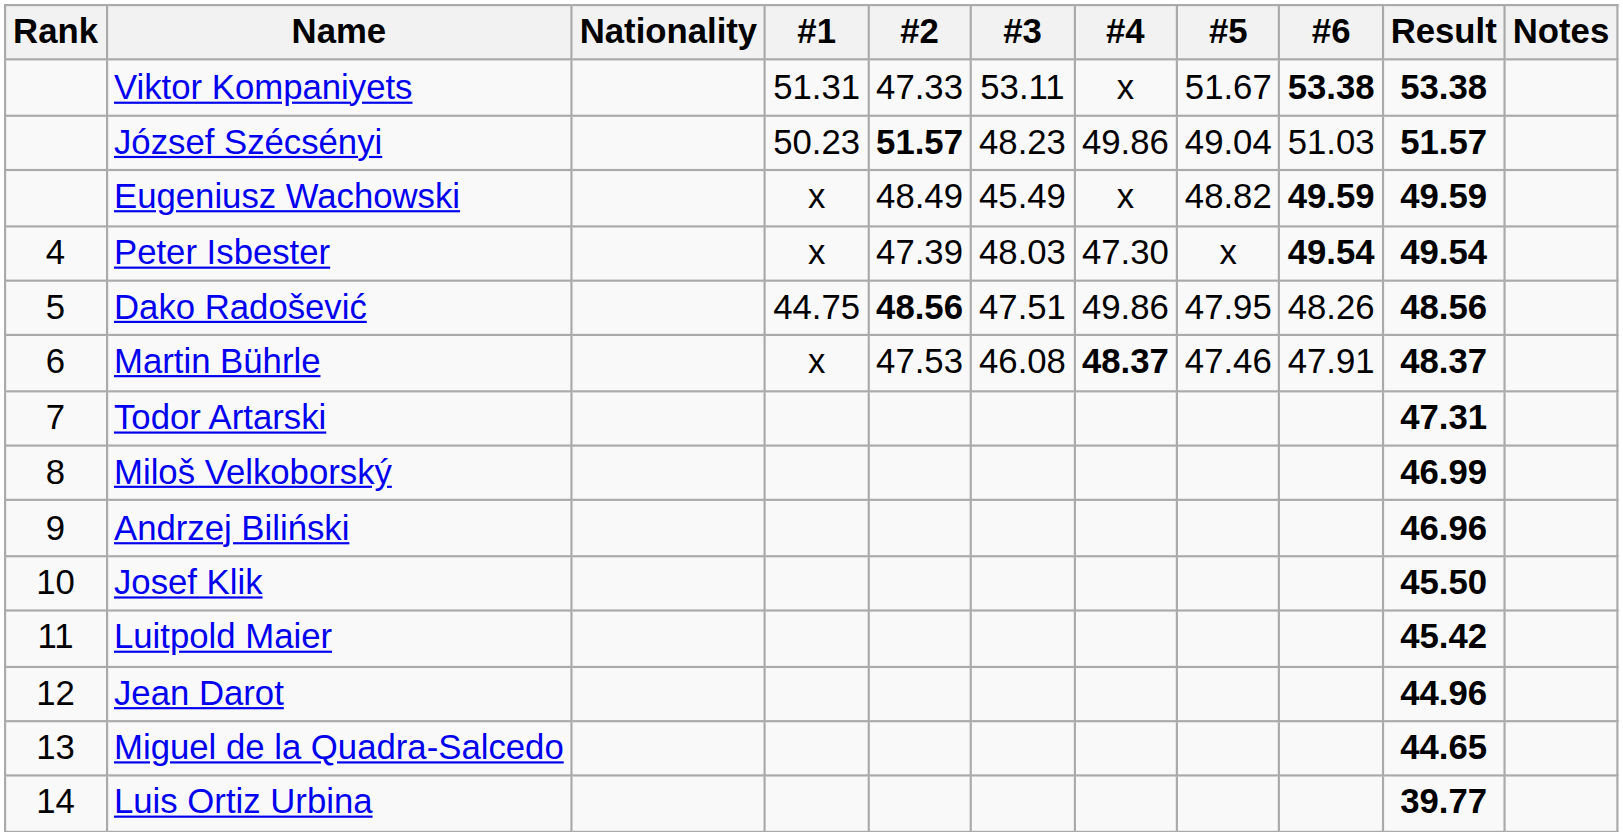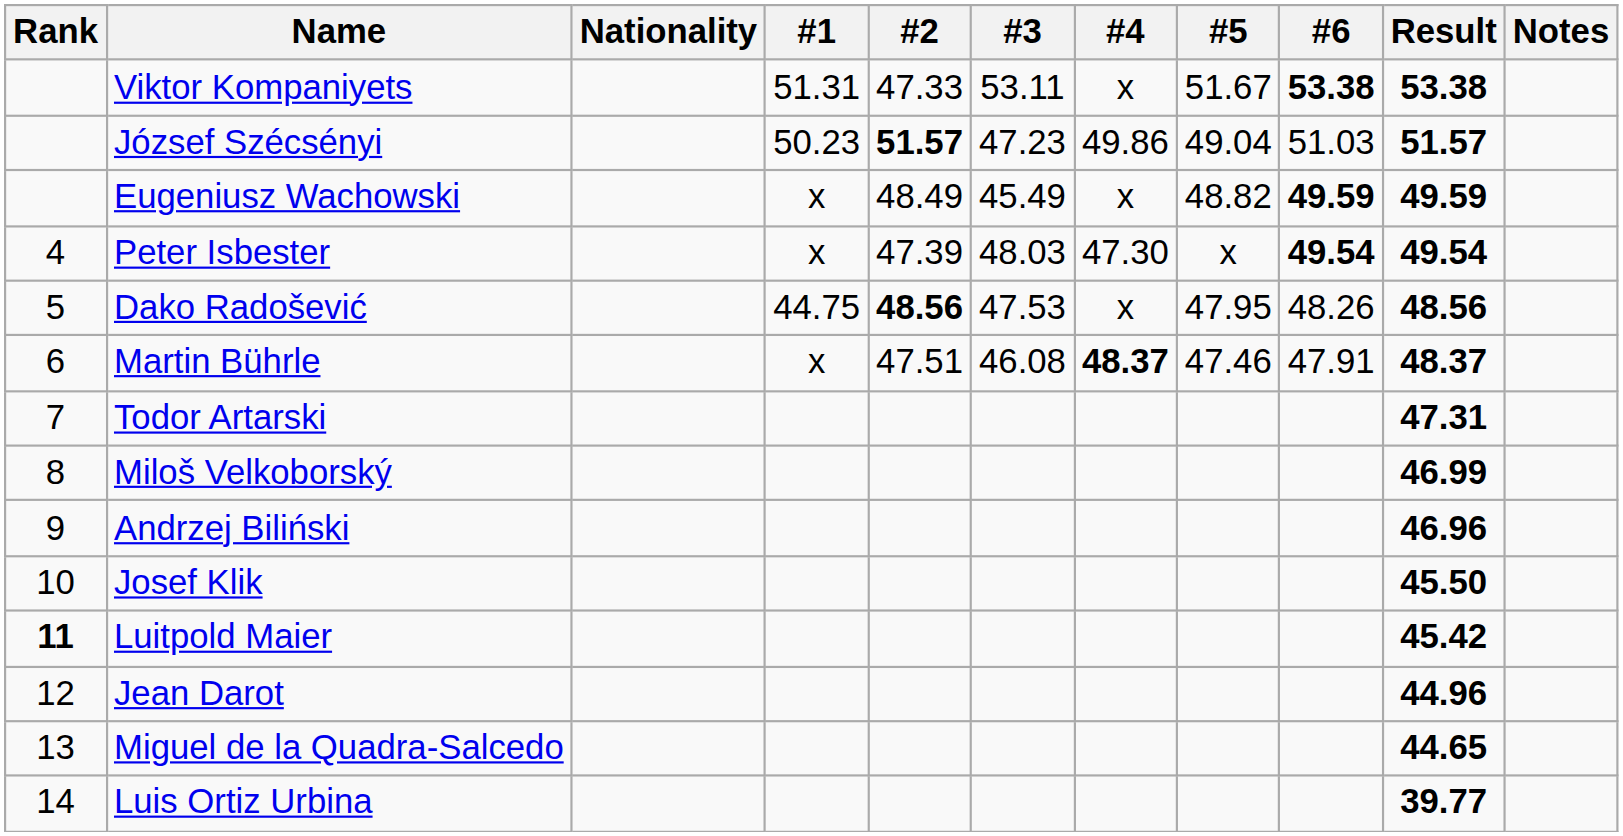(1022, 142) 48.23 -> (1022, 142) 47.23
(1022, 307) 47.51 -> (1022, 307) 47.53
(1125, 307) 49.86 -> (1125, 307) x
(920, 362) 47.53 -> (920, 362) 47.51
(56, 637) normal -> (56, 637) bold
